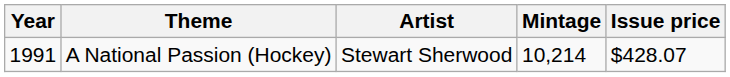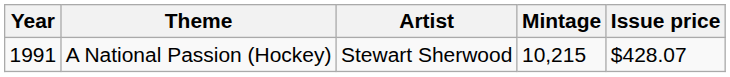(554, 54) 10,214 -> (554, 54) 10,215
